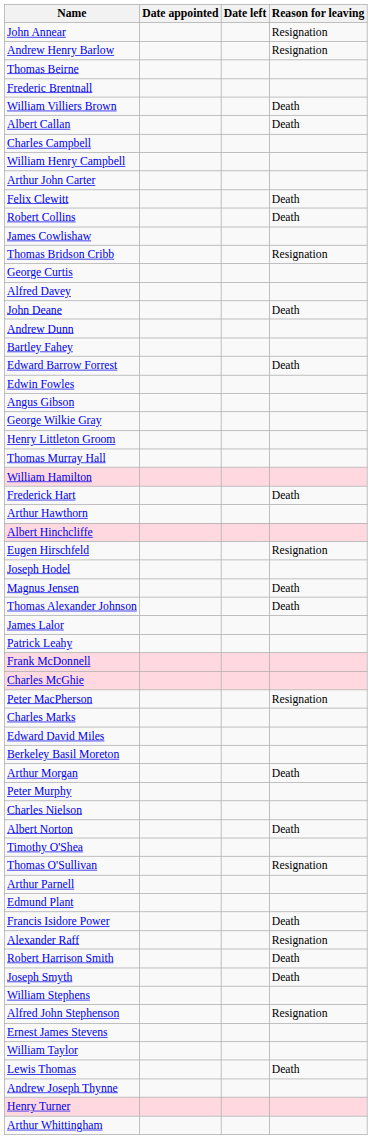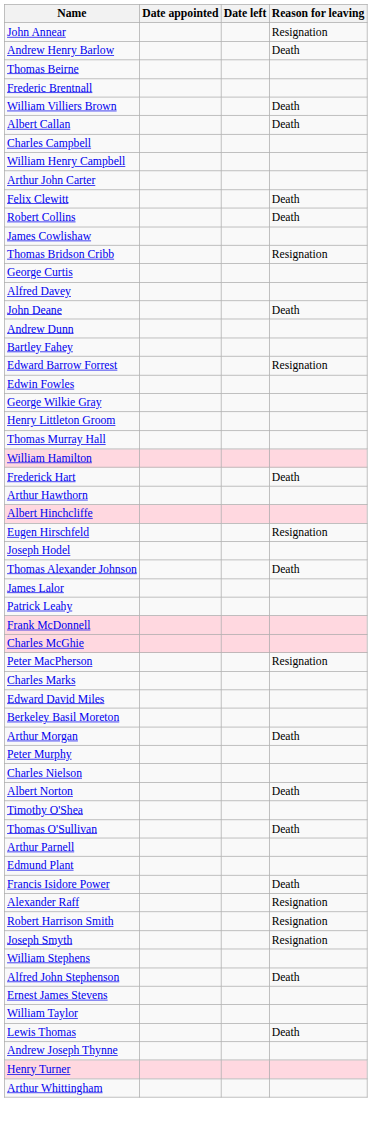(300, 50) Resignation -> (286, 50) Death
(286, 365) Death -> (300, 365) Resignation
- row: (41, 402)
- row: (43, 587)
(300, 865) Resignation -> (286, 828) Death
(286, 958) Death -> (300, 921) Resignation
(286, 976) Death -> (300, 939) Resignation
(300, 1014) Resignation -> (286, 976) Death
